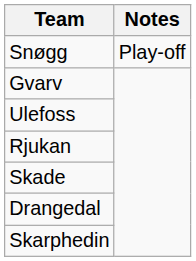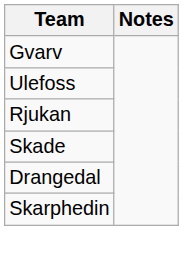- row: (38, 51)
